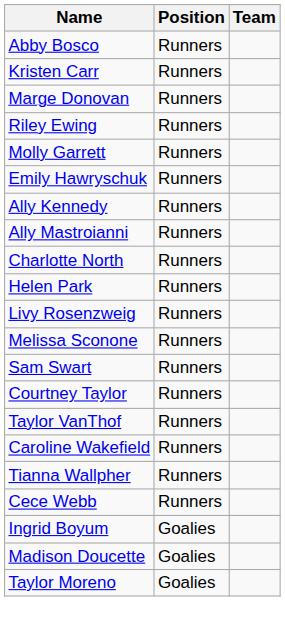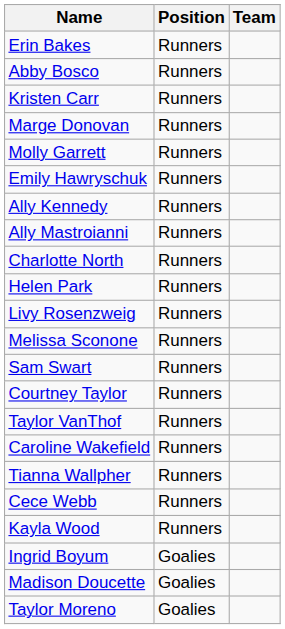+ row: (49, 44)
- row: (53, 125)
+ row: (54, 529)
